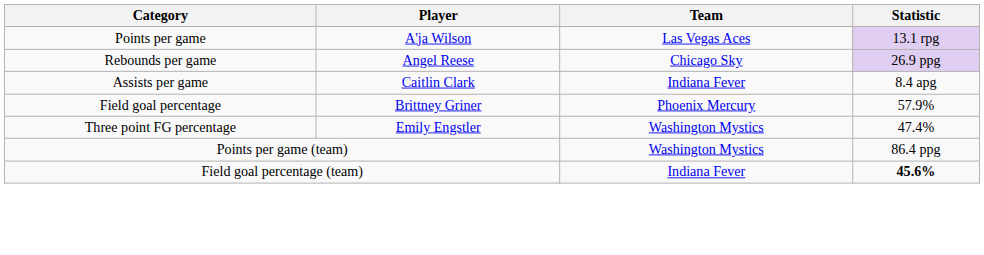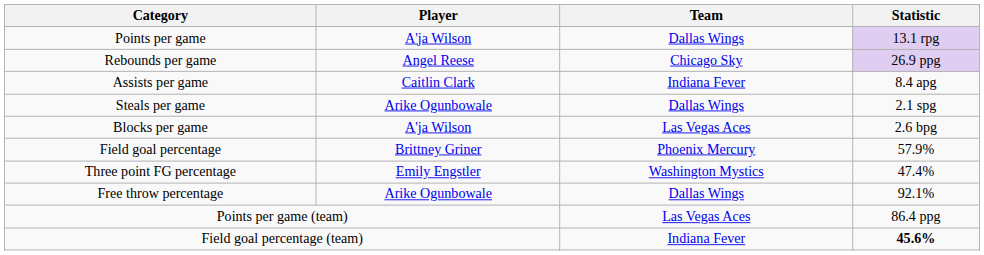(706, 37) Las Vegas Aces -> (706, 37) Dallas Wings
+ row: (160, 104)
+ row: (160, 127)
+ row: (160, 194)
(706, 149) Washington Mystics -> (706, 216) Las Vegas Aces
